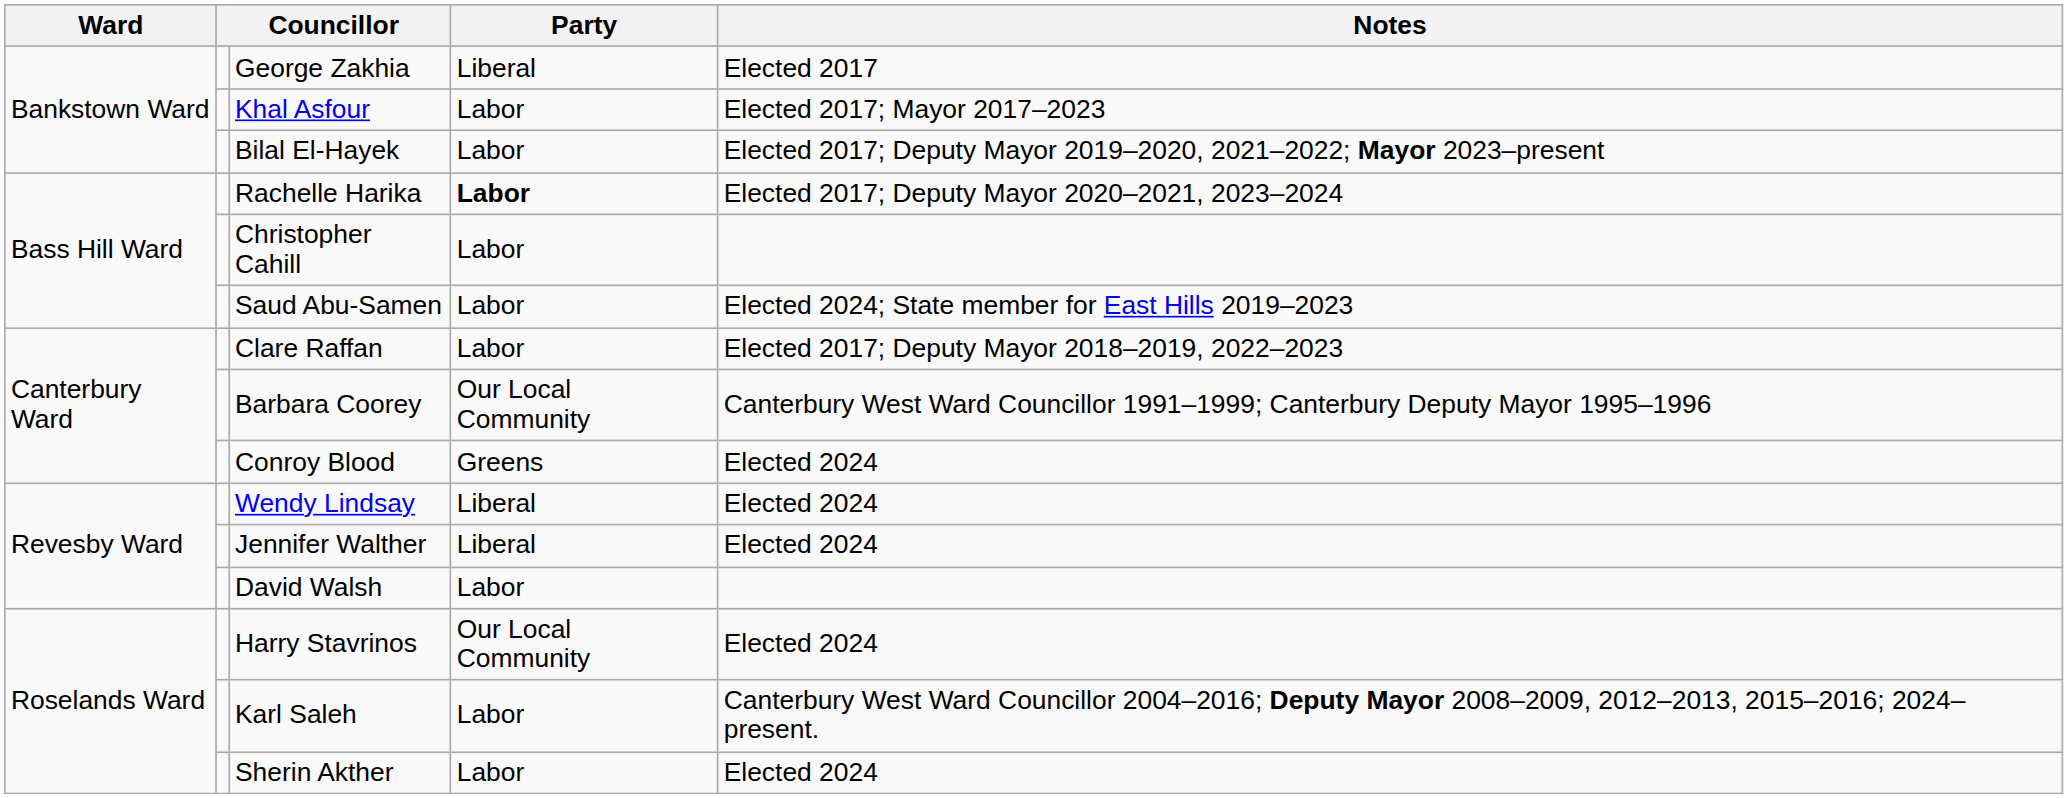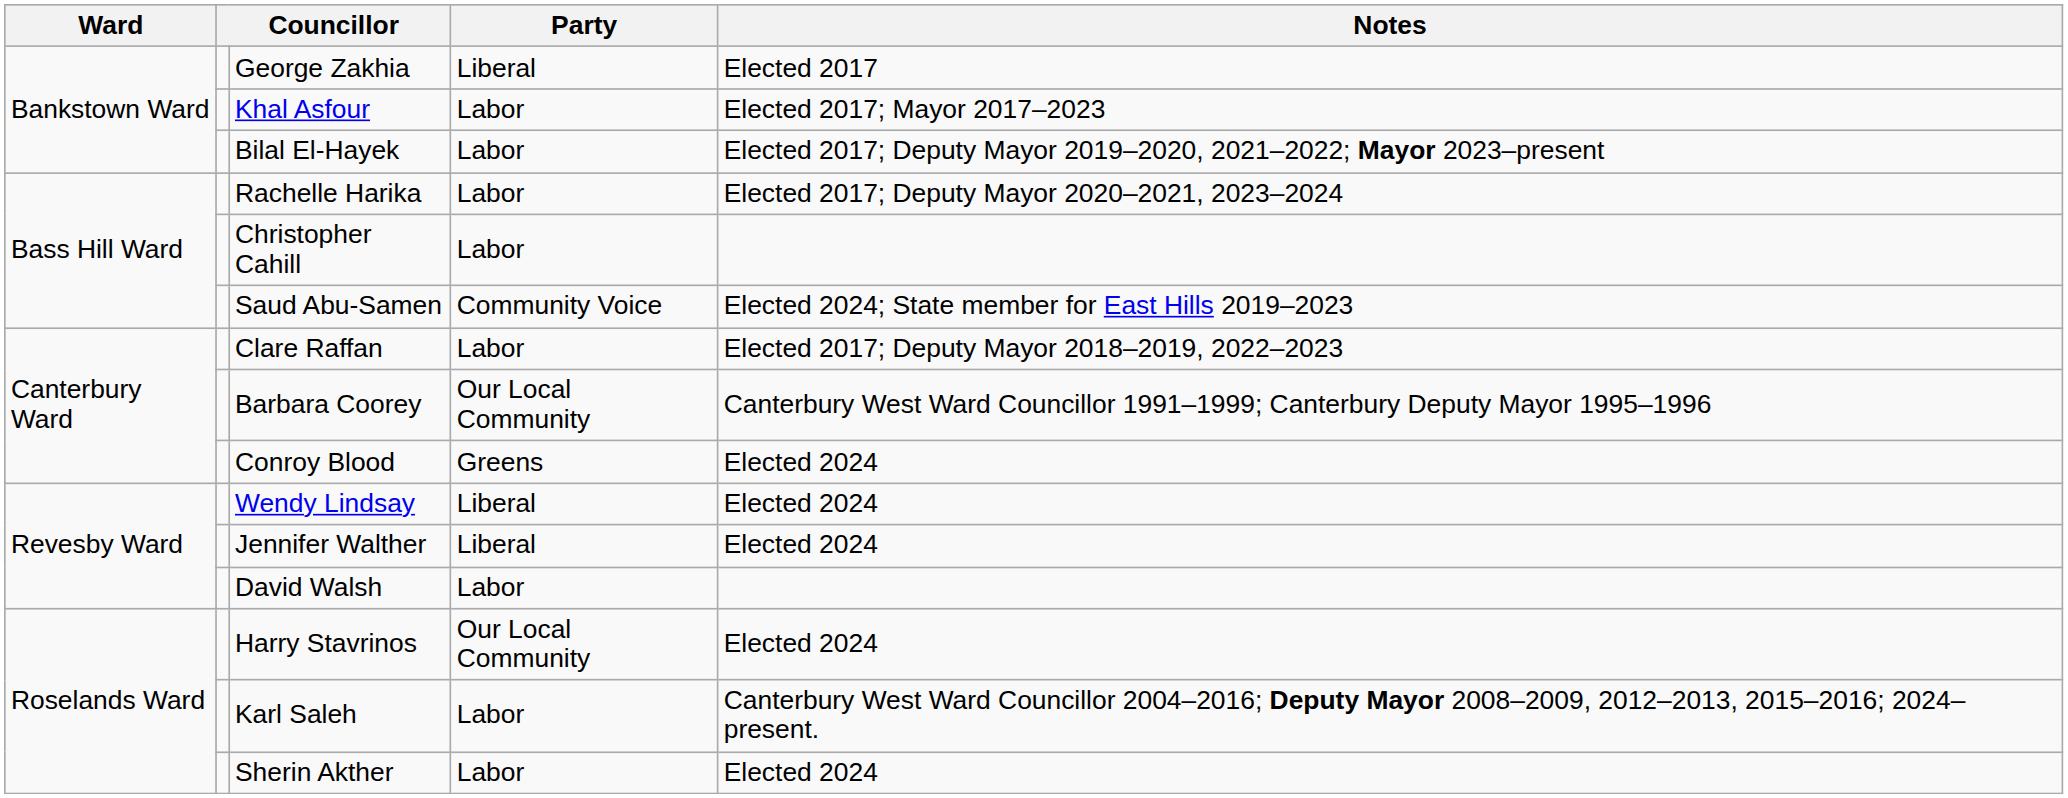(493, 192) bold -> (490, 192) normal
(490, 306) Labor -> (559, 306) Community Voice
